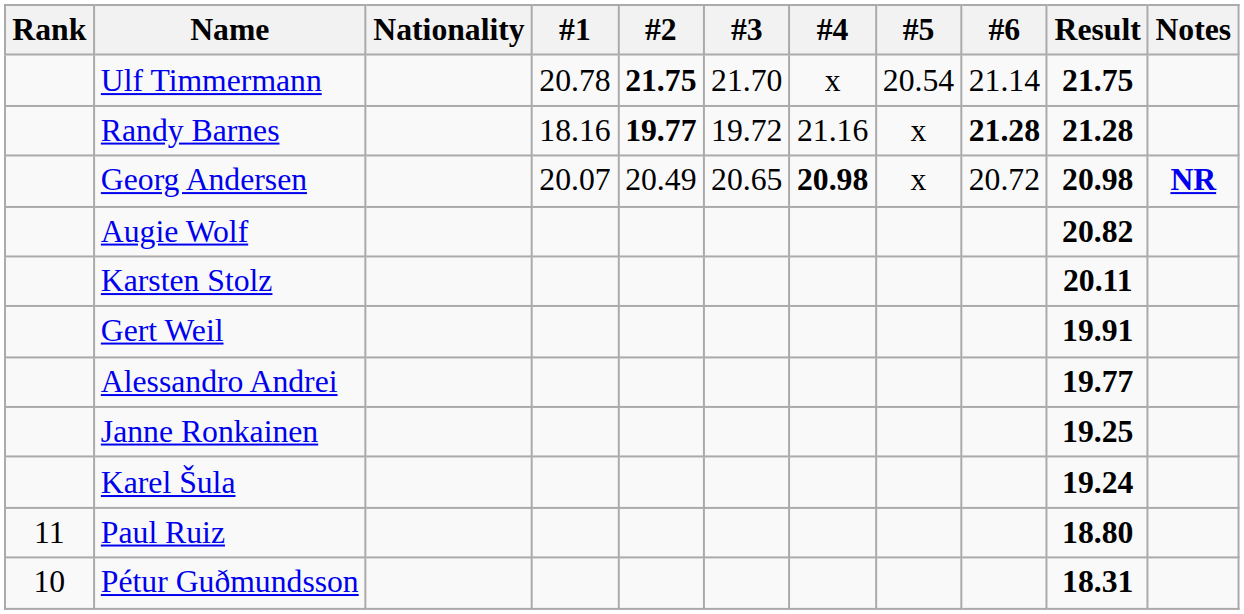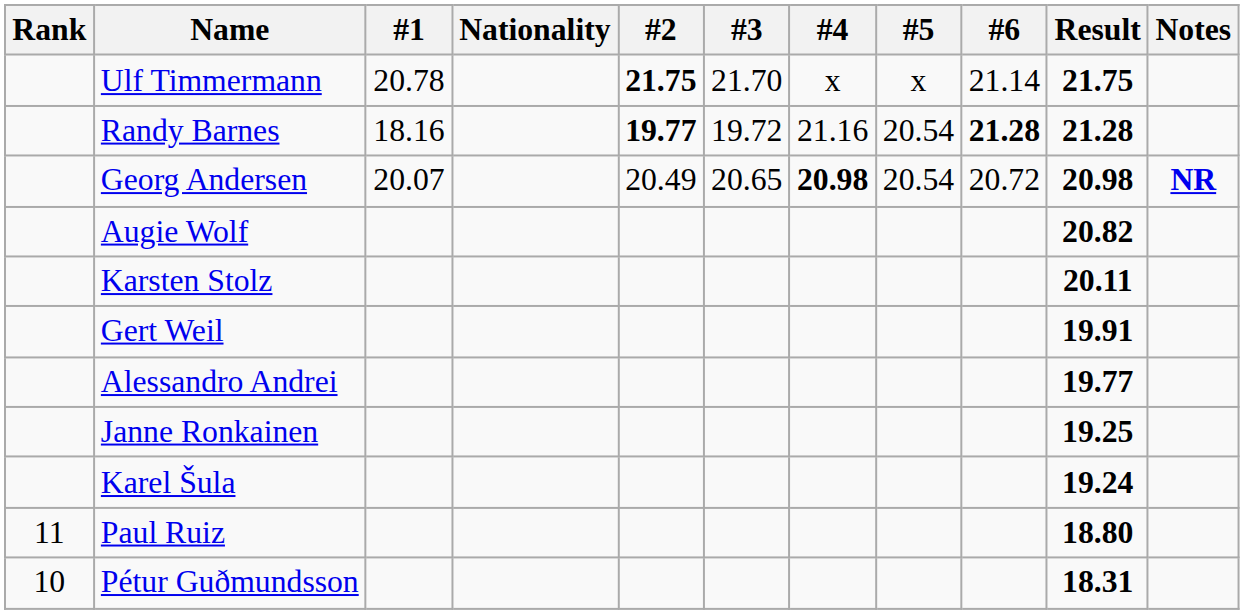columns swapped: (449, 29) <-> (575, 29)
(918, 79) 20.54 -> (918, 79) x
(918, 130) x -> (918, 130) 20.54
(918, 180) x -> (918, 180) 20.54
